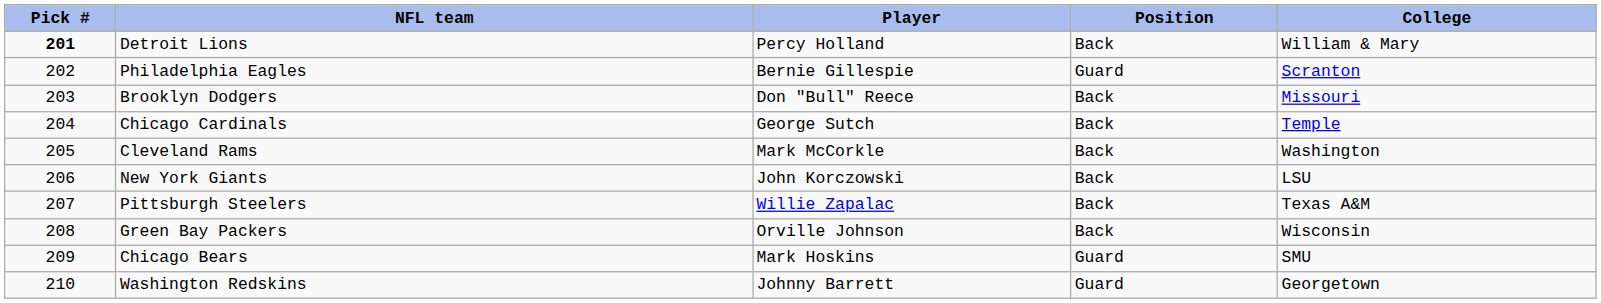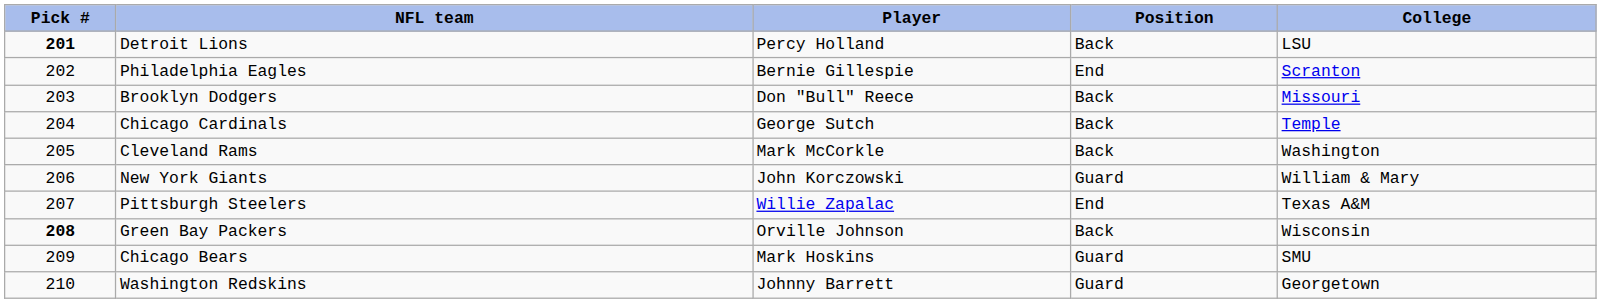(1350, 45) William & Mary -> (1296, 45) LSU
(1099, 71) Guard -> (1089, 71) End
(1094, 178) Back -> (1099, 178) Guard
(1296, 178) LSU -> (1350, 178) William & Mary
(1094, 205) Back -> (1089, 205) End
(60, 232) normal -> (60, 232) bold
